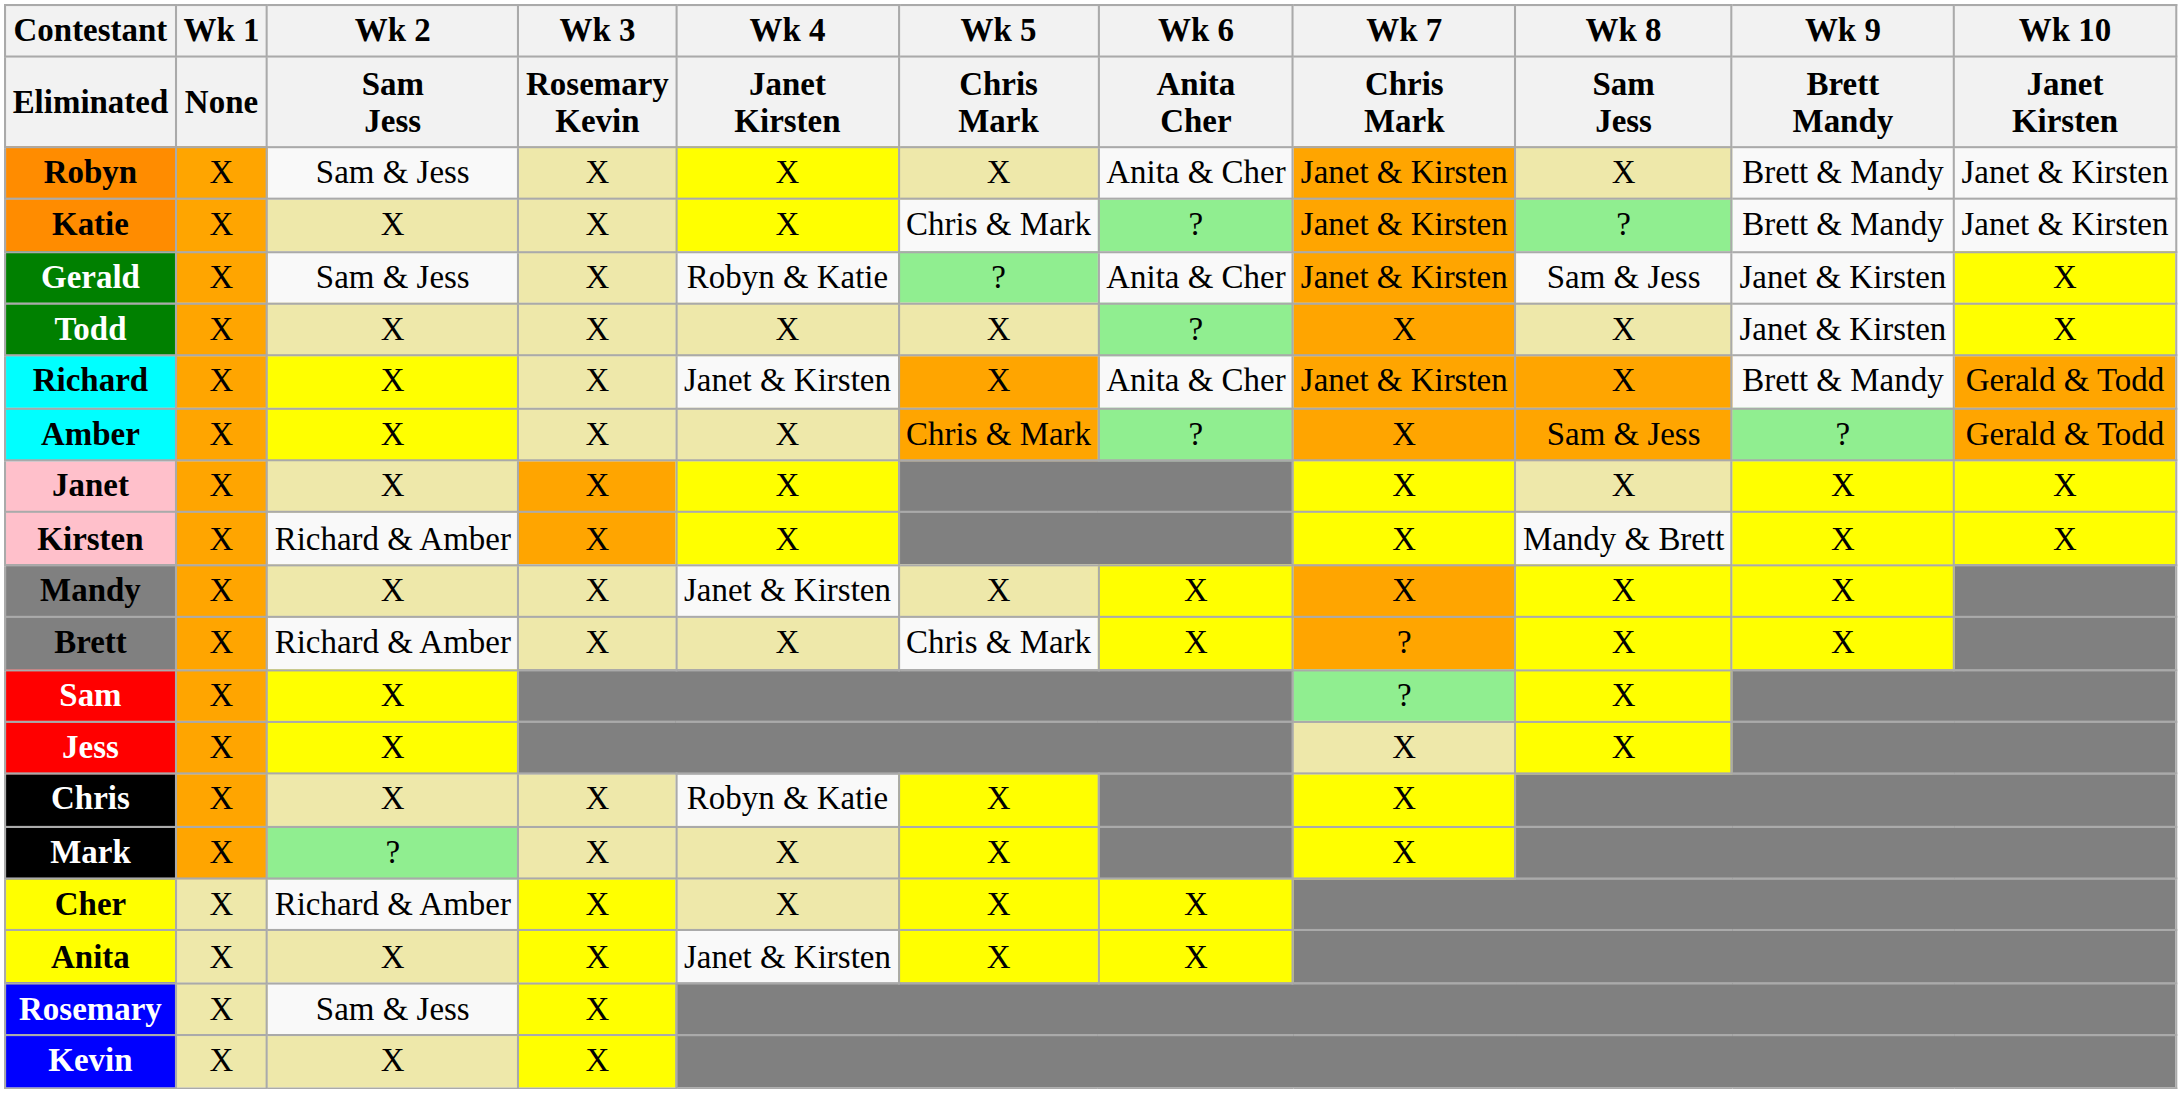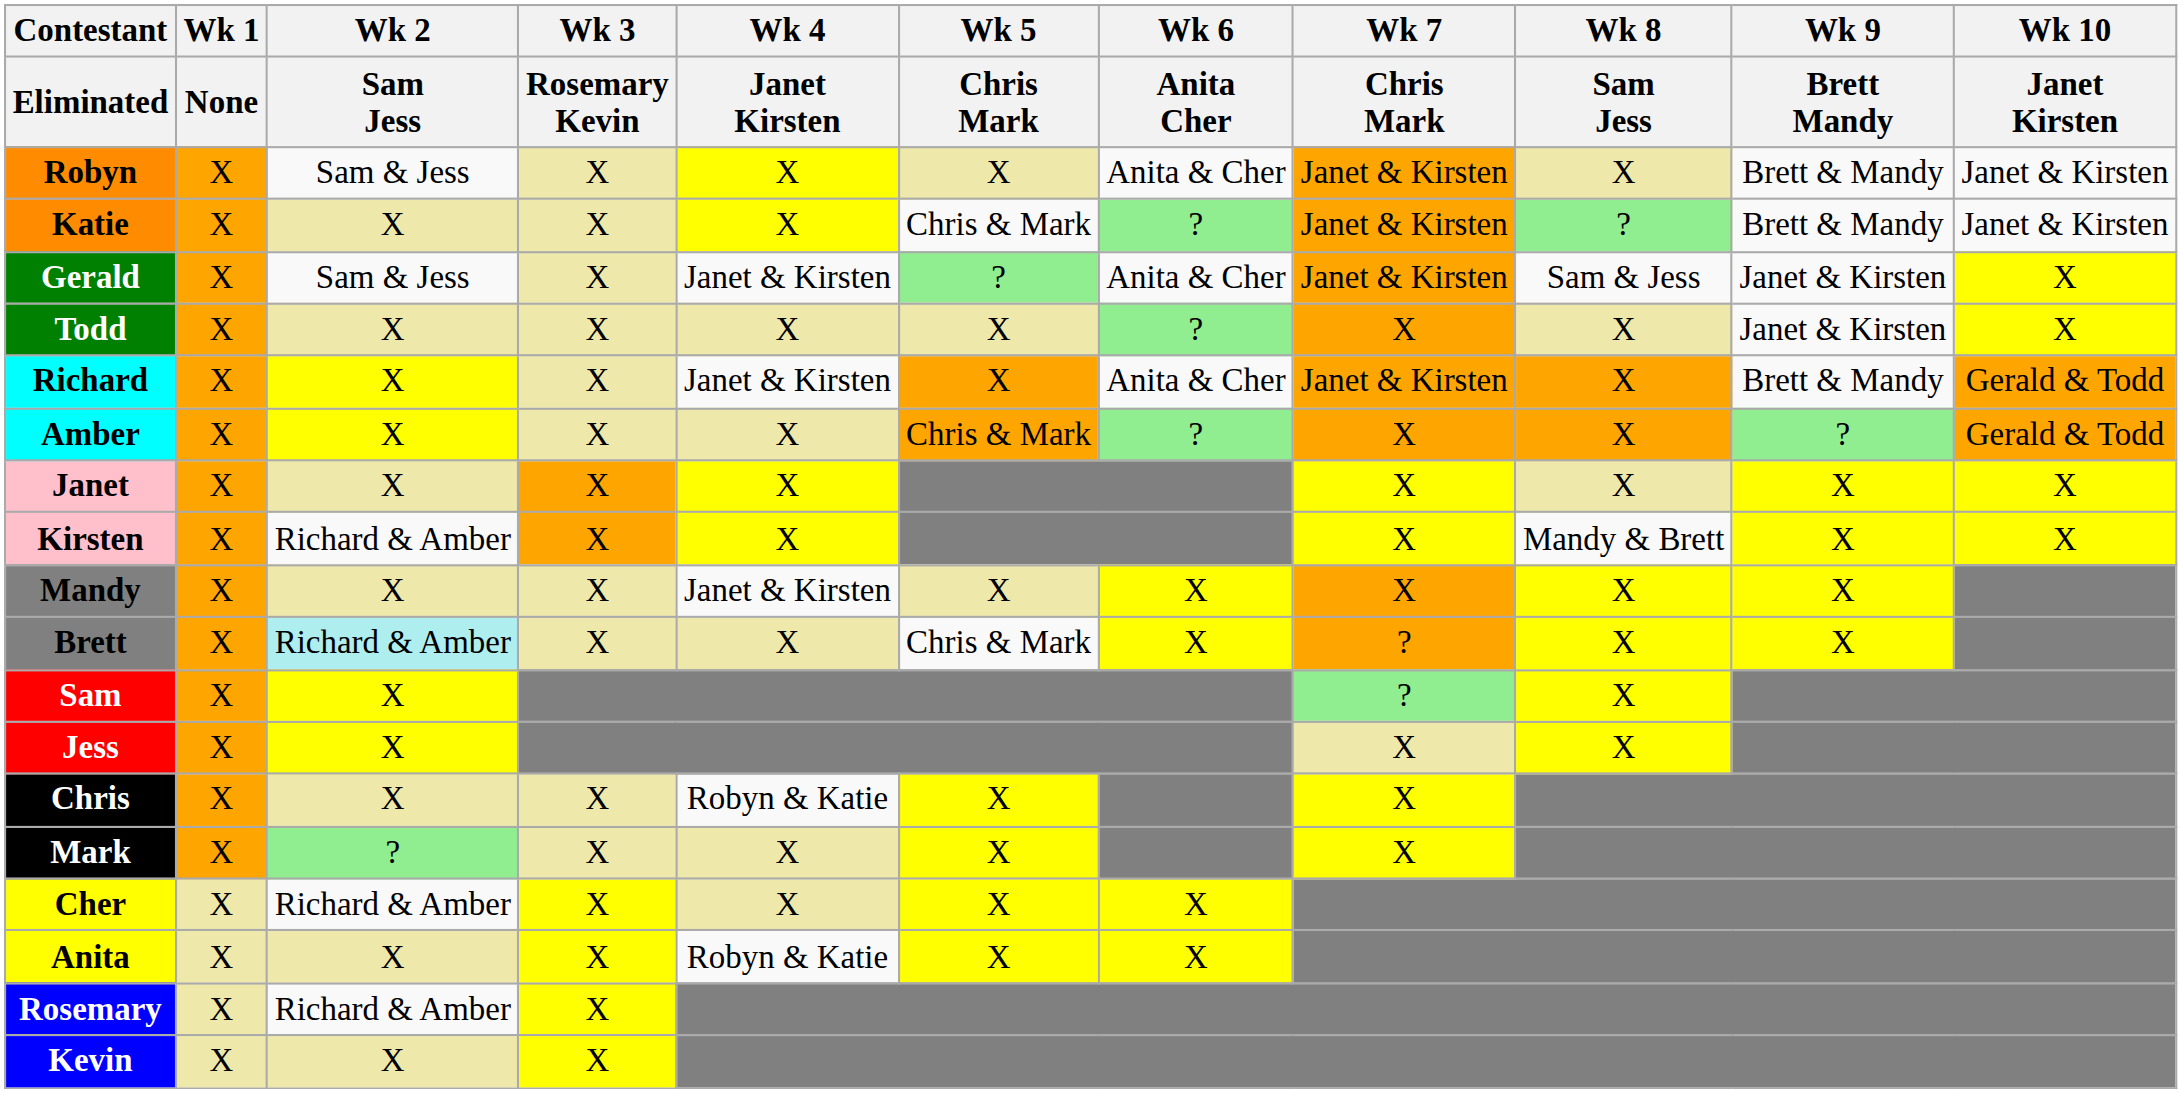(787, 276) Robyn & Katie -> (787, 276) Janet & Kirsten
(1624, 433) Sam & Jess -> (1624, 433) X
(393, 642) no background -> (393, 642) paleturquoise background
(787, 956) Janet & Kirsten -> (787, 956) Robyn & Katie
(393, 1008) Sam & Jess -> (393, 1008) Richard & Amber
